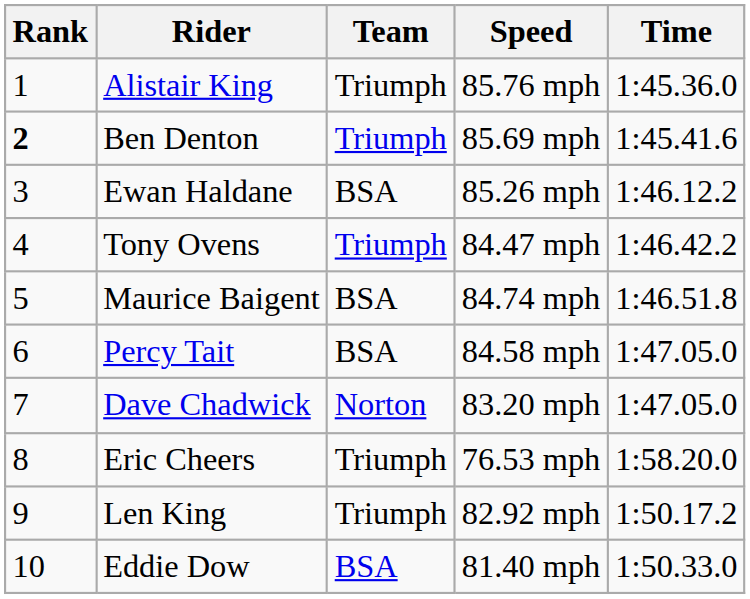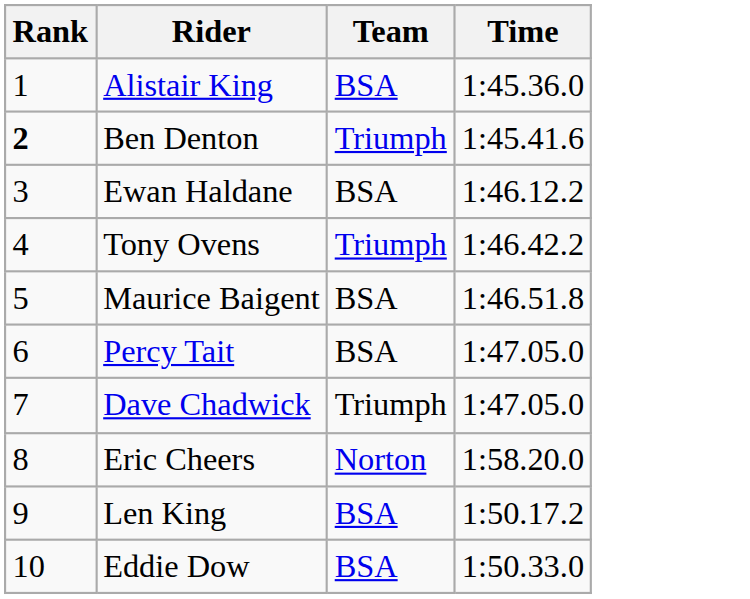- column: (531, 31)
(391, 84) Triumph -> (366, 84) BSA
(381, 405) Norton -> (391, 405) Triumph
(391, 458) Triumph -> (381, 458) Norton
(391, 511) Triumph -> (366, 511) BSA
